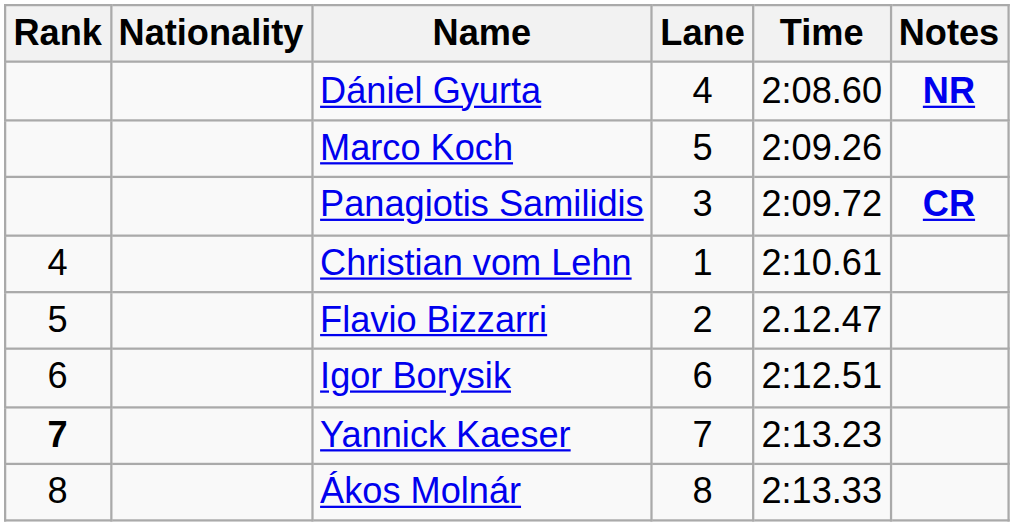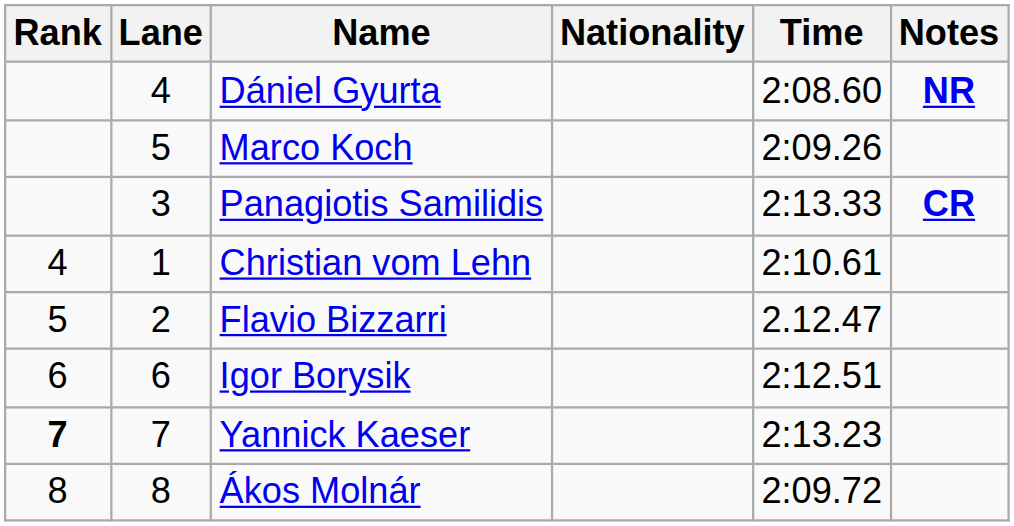columns swapped: (703, 33) <-> (211, 33)
(822, 205) 2:09.72 -> (822, 205) 2:13.33
(822, 491) 2:13.33 -> (822, 491) 2:09.72
